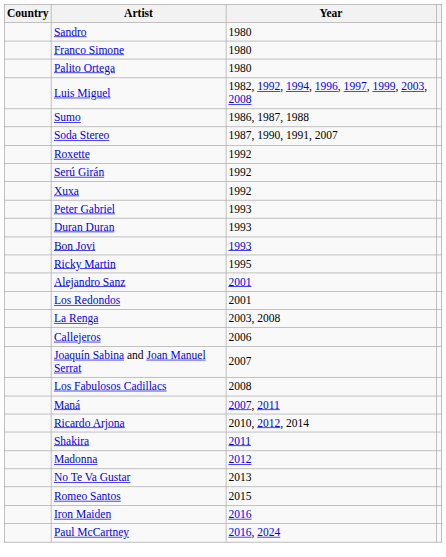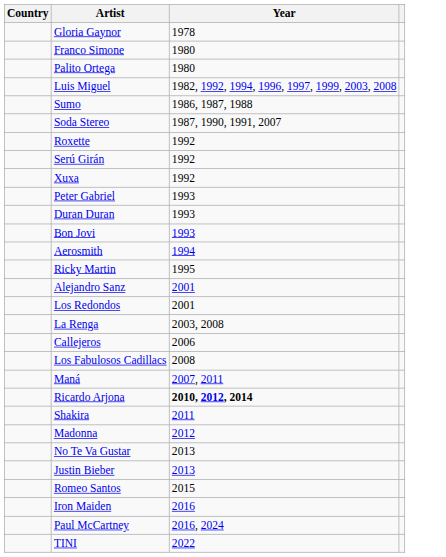+ row: (87, 31)
- row: (70, 31)
+ row: (78, 251)
- row: (130, 361)
(269, 423) normal -> (212, 397) bold
+ row: (84, 470)
+ row: (65, 543)
